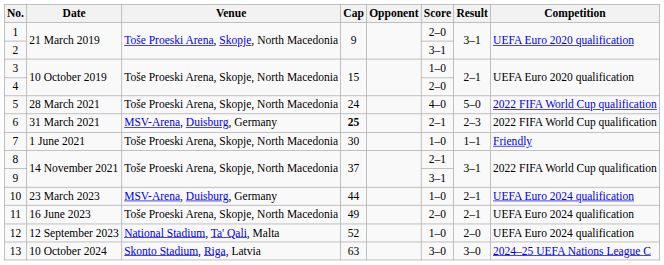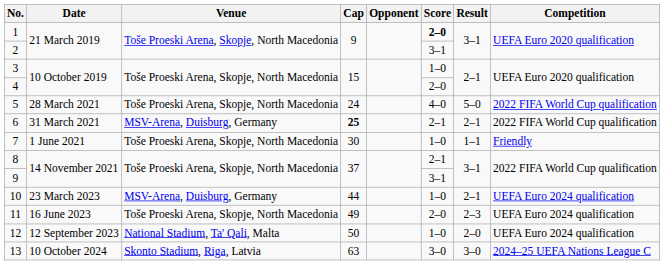(437, 31) normal -> (437, 31) bold
(472, 123) 2–3 -> (472, 123) 2–1
(472, 214) 2–1 -> (472, 214) 2–3
(354, 232) 52 -> (354, 232) 50
